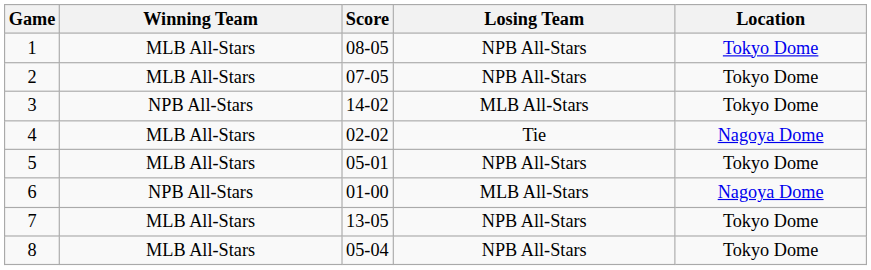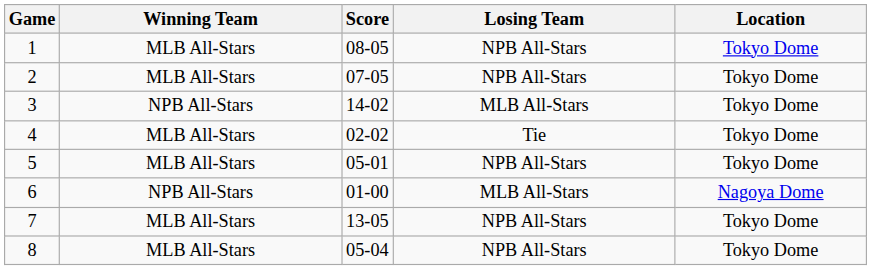(771, 134) Nagoya Dome -> (771, 134) Tokyo Dome
